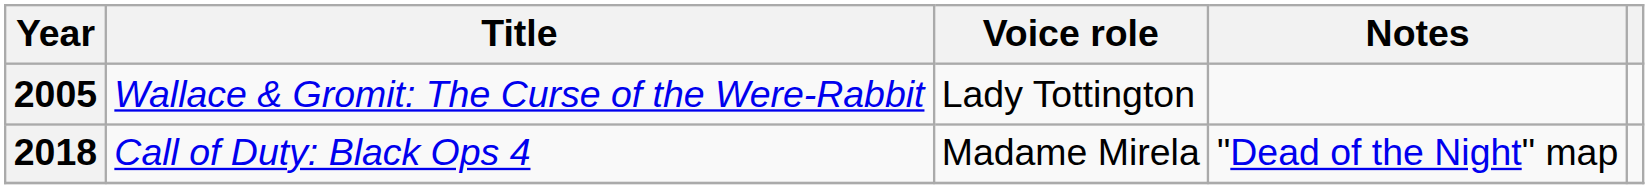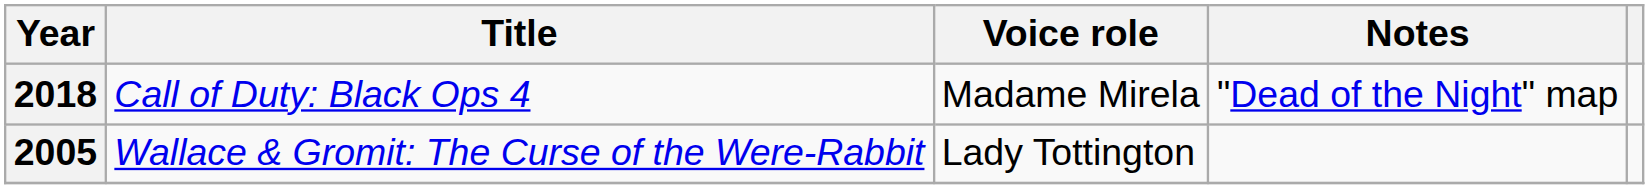rows swapped: (55, 93) <-> (55, 152)
